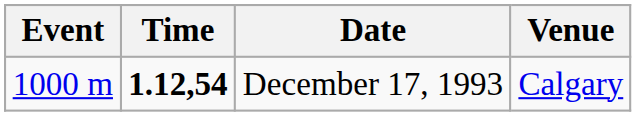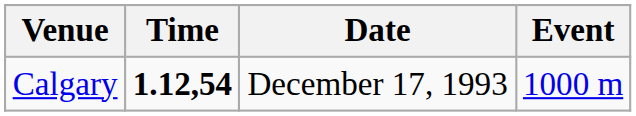columns swapped: (63, 30) <-> (571, 30)
